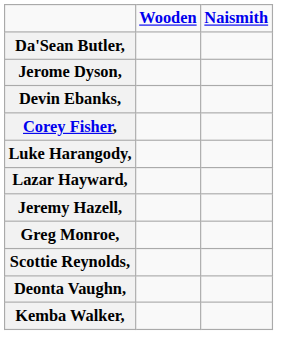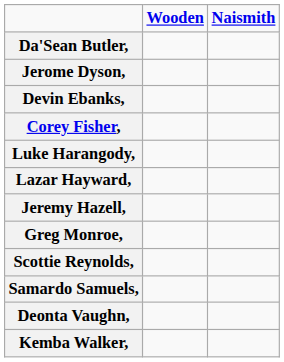+ row: (74, 289)
